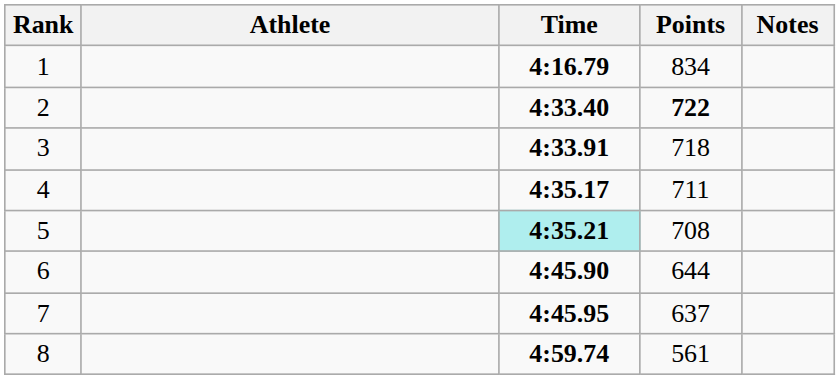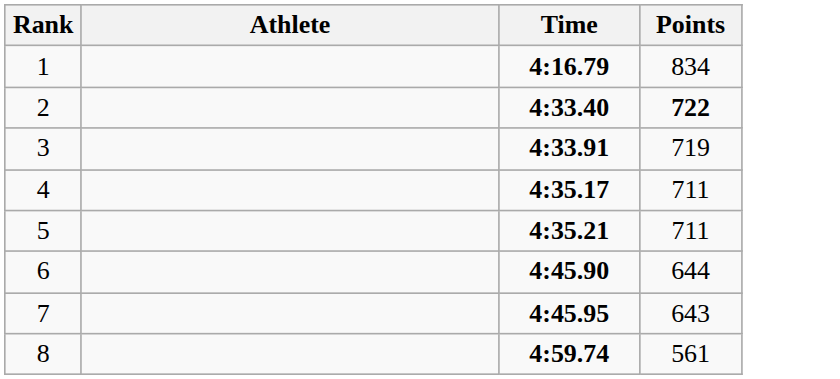- column: (788, 25)
(691, 148) 718 -> (691, 148) 719
(569, 230) paleturquoise background -> (569, 230) no background
(691, 230) 708 -> (691, 230) 711
(691, 312) 637 -> (691, 312) 643
